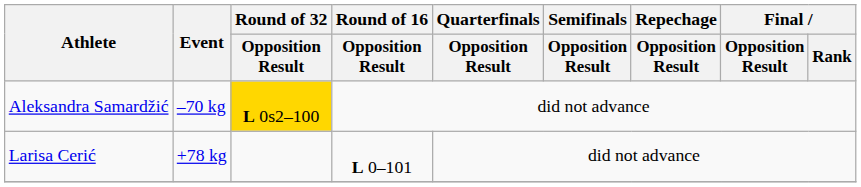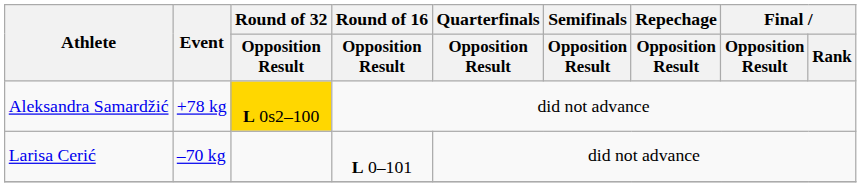(201, 106) –70 kg -> (202, 106) +78 kg
(202, 156) +78 kg -> (201, 156) –70 kg
